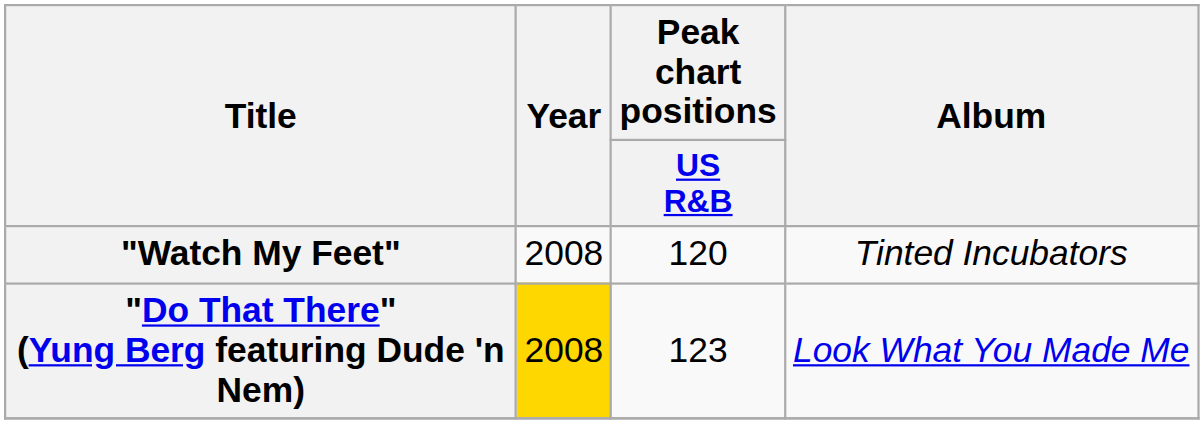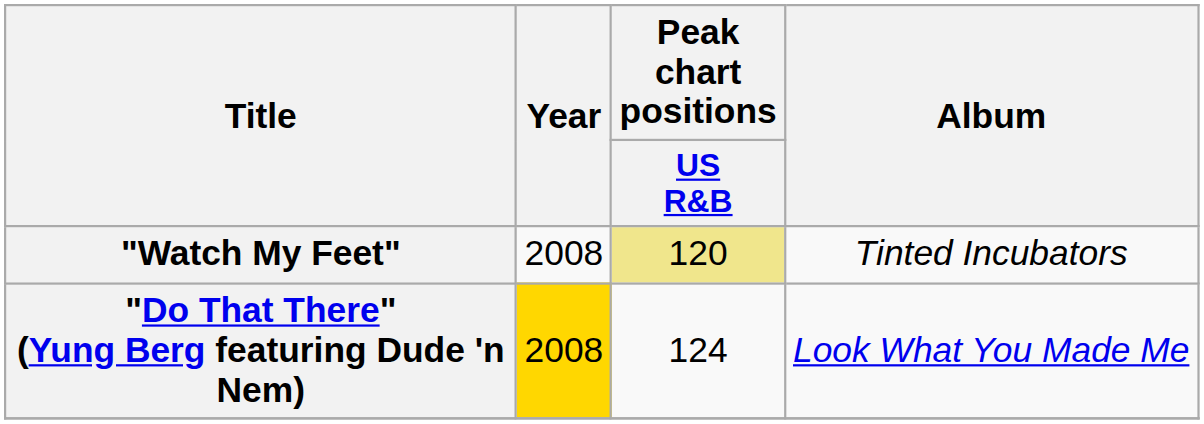(698, 253) no background -> (698, 253) khaki background
(698, 349) 123 -> (698, 349) 124
